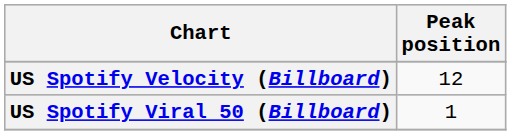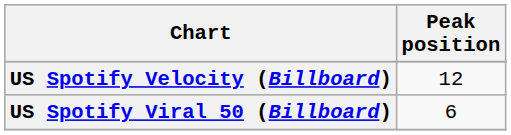(451, 112) 1 -> (451, 112) 6
